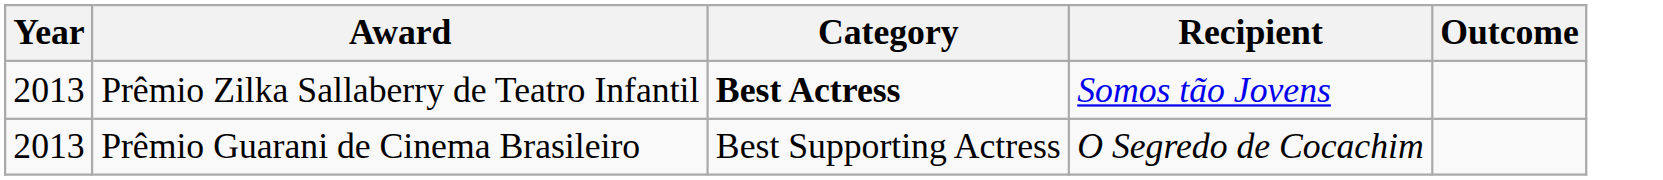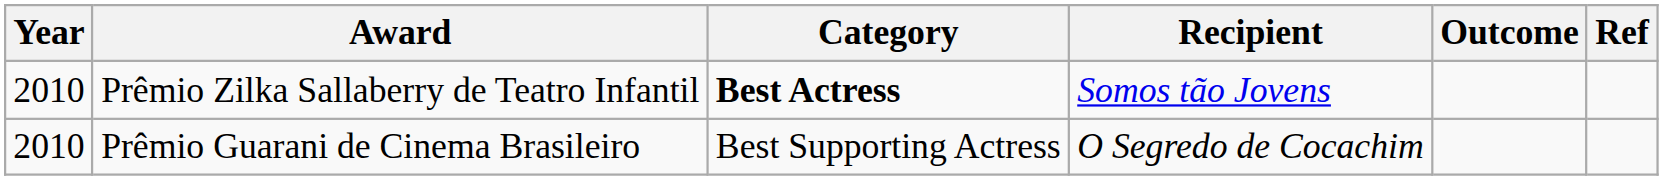+ column: (1622, 32)
(49, 89) 2013 -> (49, 89) 2010
(49, 145) 2013 -> (49, 145) 2010
